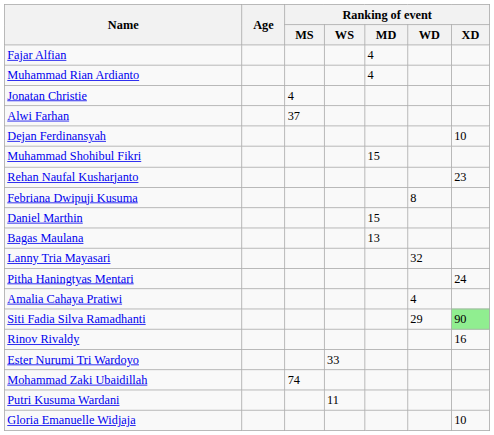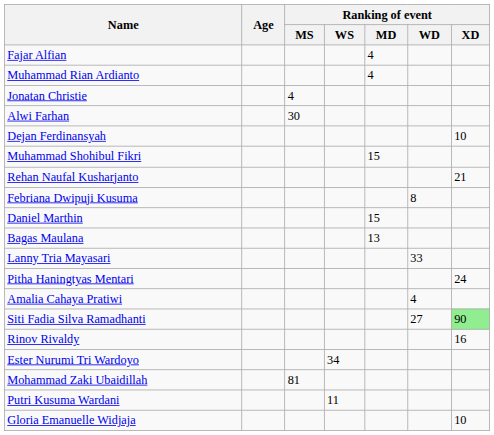(294, 116) 37 -> (294, 116) 30
(460, 177) 23 -> (460, 177) 21
(416, 258) 32 -> (416, 258) 33
(416, 319) 29 -> (416, 319) 27
(333, 359) 33 -> (333, 359) 34
(294, 380) 74 -> (294, 380) 81
